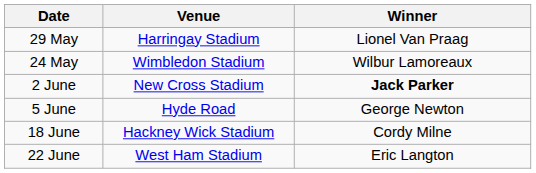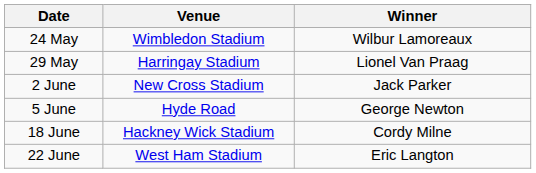rows swapped: (54, 62) <-> (54, 39)
(412, 86) bold -> (412, 86) normal
